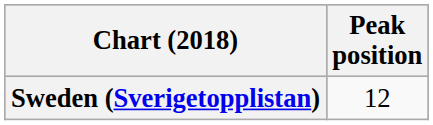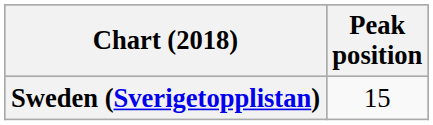(377, 97) 12 -> (377, 97) 15
